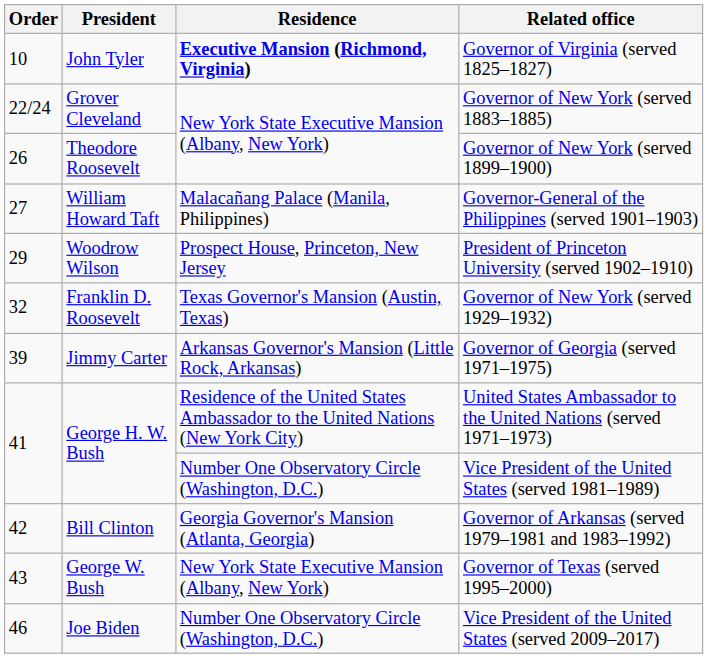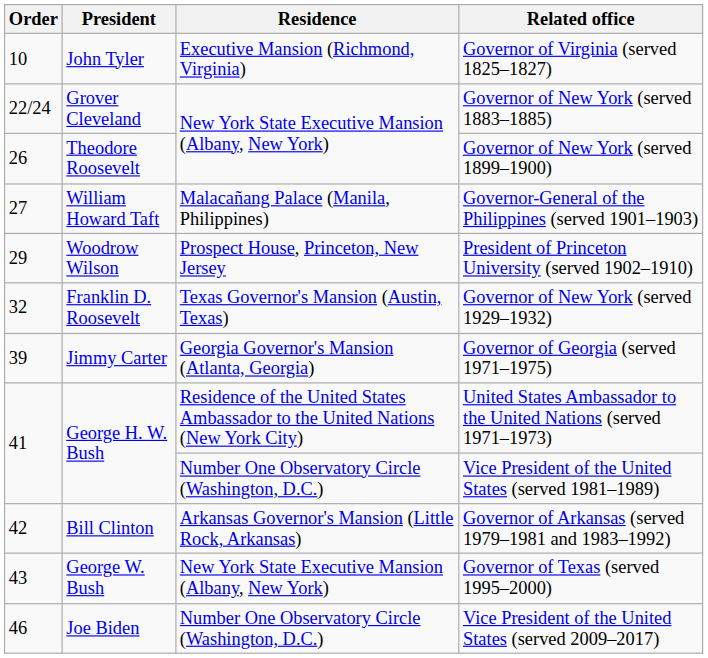(303, 58) bold -> (297, 58) normal
(317, 357) Arkansas Governor's Mansion (Little Rock, Arkansas) -> (287, 357) Georgia Governor's Mansion (Atlanta, Georgia)
(287, 528) Georgia Governor's Mansion (Atlanta, Georgia) -> (317, 528) Arkansas Governor's Mansion (Little Rock, Arkansas)
